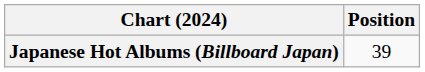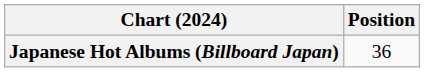(381, 50) 39 -> (381, 50) 36
